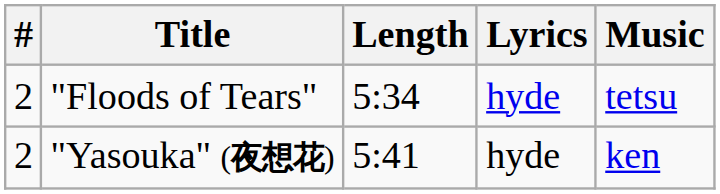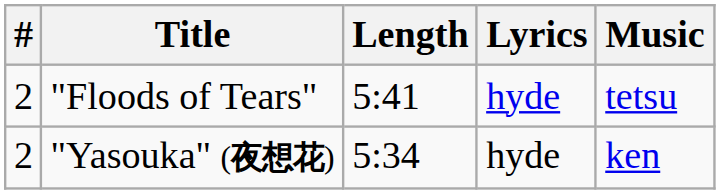(386, 95) 5:34 -> (386, 95) 5:41
(386, 156) 5:41 -> (386, 156) 5:34
